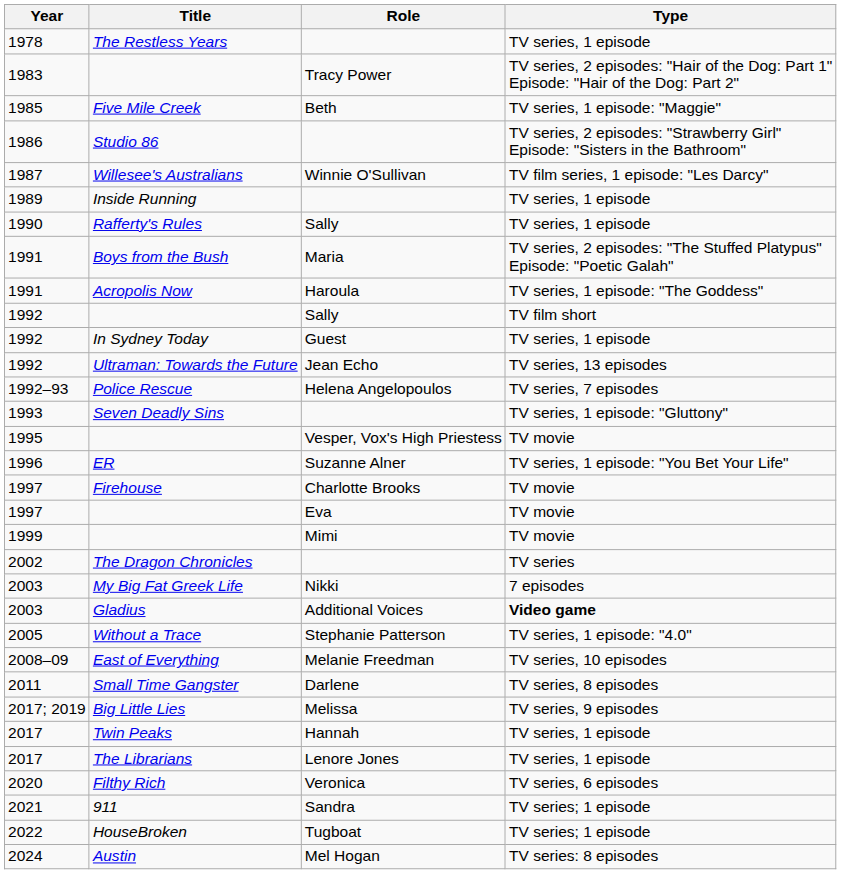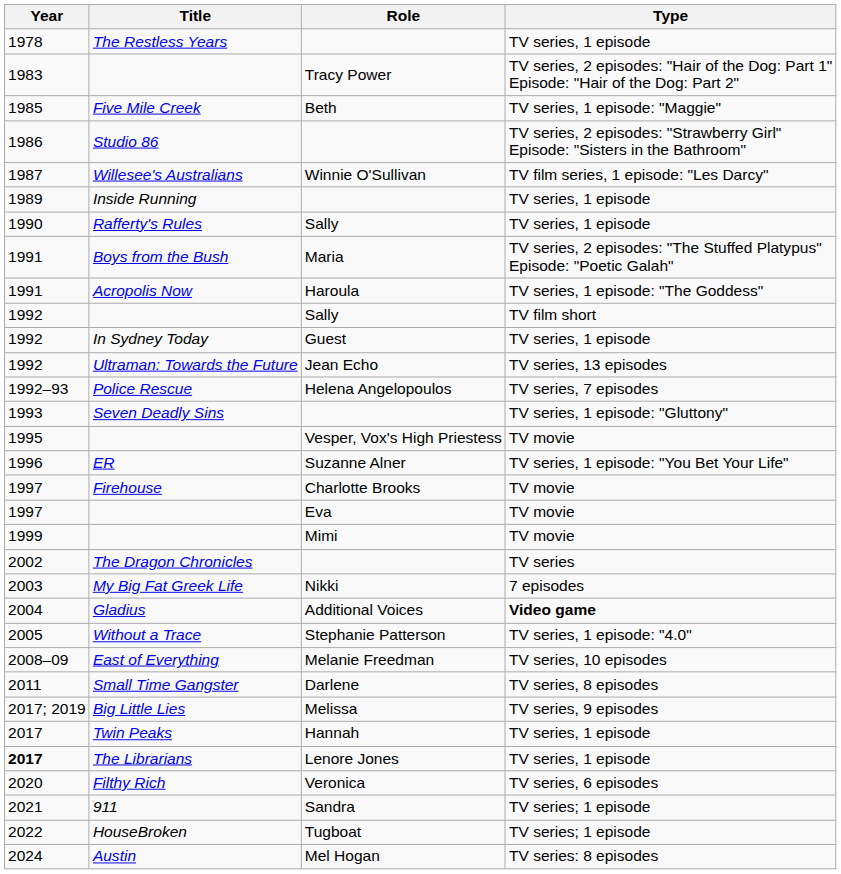(25, 610) 2003 -> (25, 610) 2004
(25, 758) normal -> (25, 758) bold
